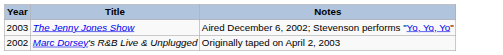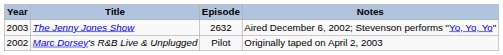+ column: (221, 12)
